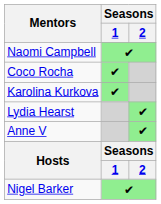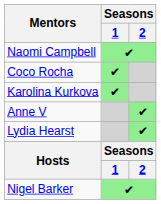rows swapped: (27, 131) <-> (41, 111)
